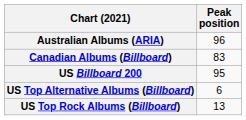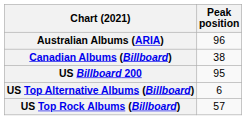(219, 57) 83 -> (219, 57) 38
(219, 106) 13 -> (219, 106) 57
